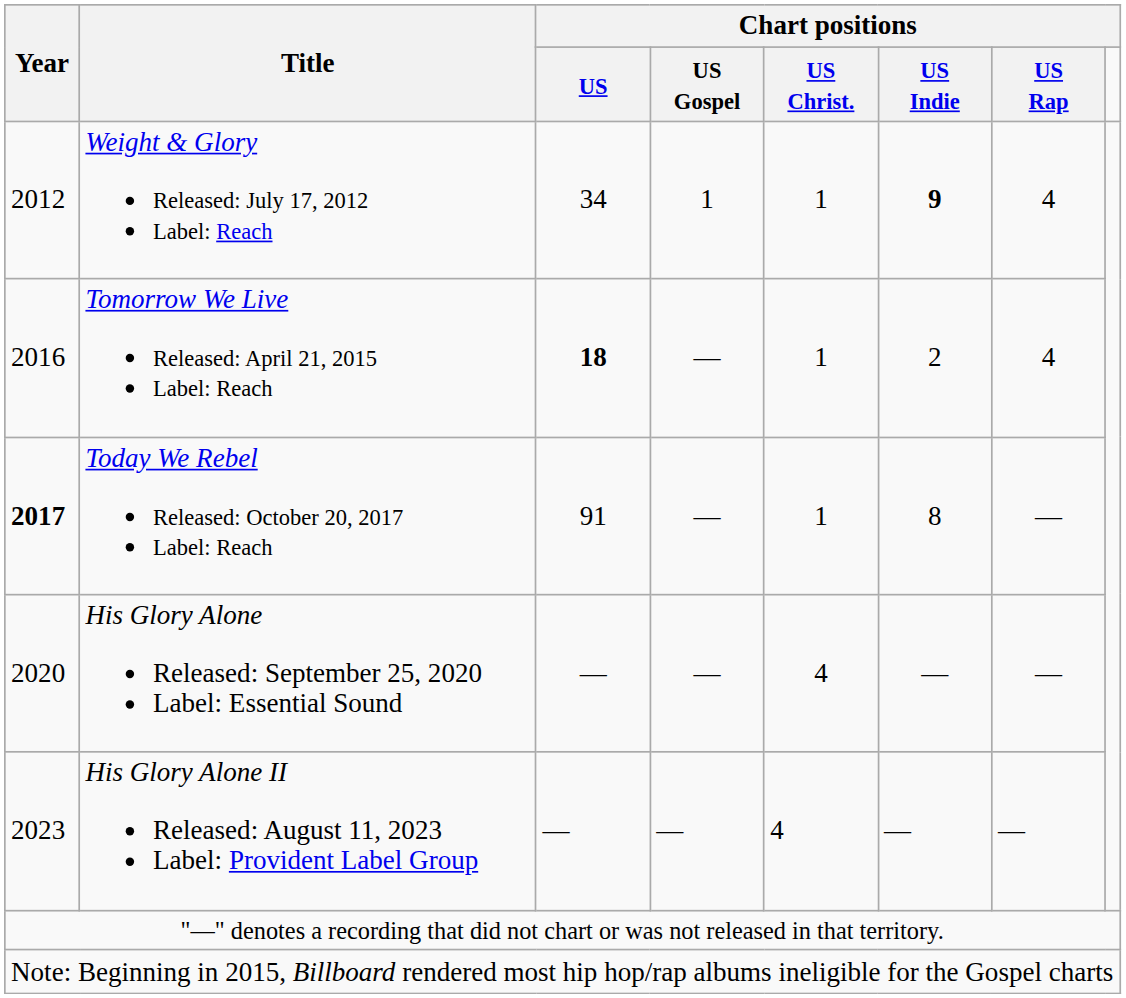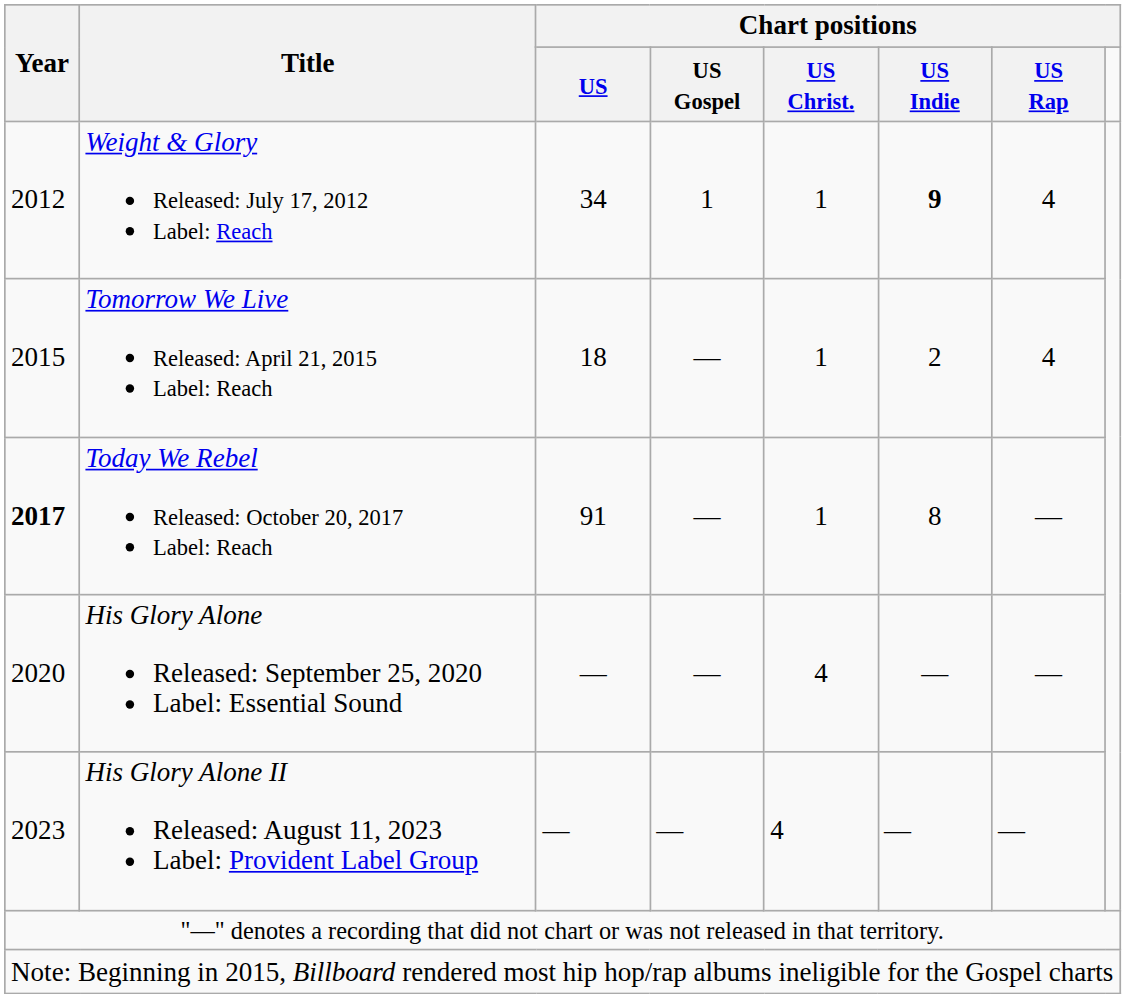(38, 357) 2016 -> (38, 357) 2015
(593, 357) bold -> (593, 357) normal
